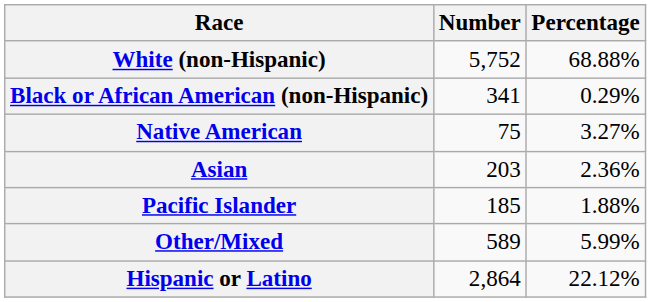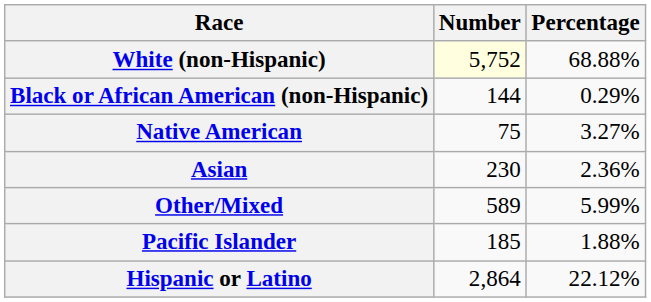(495, 59) no background -> (495, 59) lightyellow background
(503, 95) 341 -> (503, 95) 144
(503, 168) 203 -> (503, 168) 230
rows swapped: (219, 205) <-> (219, 242)
